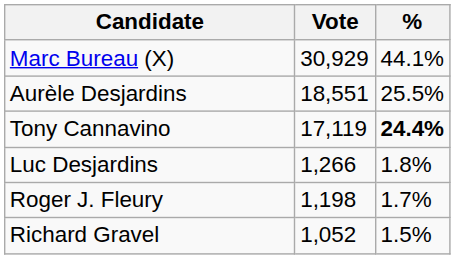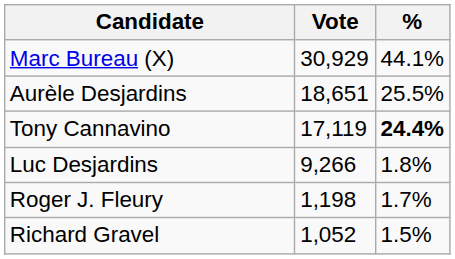(334, 93) 18,551 -> (334, 93) 18,651
(328, 164) 1,266 -> (328, 164) 9,266
